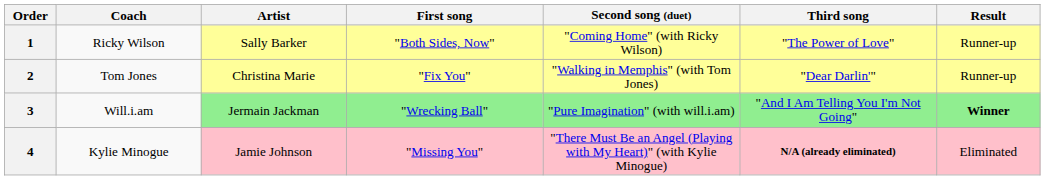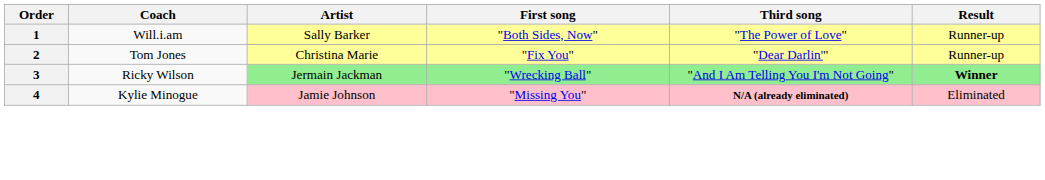- column: (641, 14)
(129, 42) Ricky Wilson -> (158, 34) Will.i.am
(129, 110) Will.i.am -> (158, 74) Ricky Wilson
